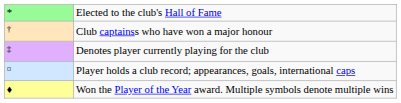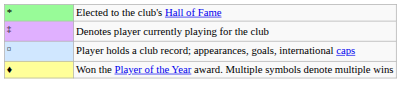- row: (174, 31)
